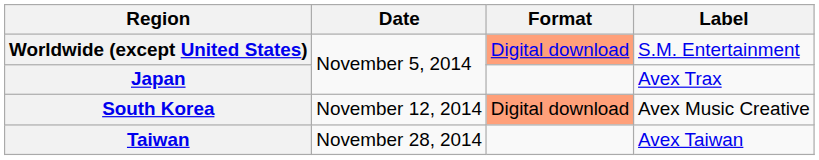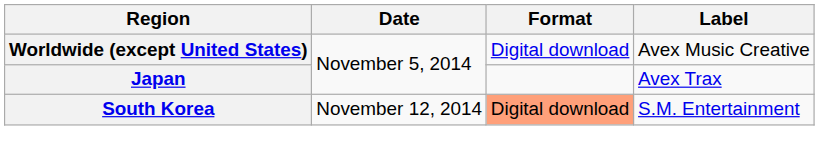(560, 49) lightsalmon background -> (560, 49) no background
(719, 49) S.M. Entertainment -> (724, 49) Avex Music Creative
(724, 109) Avex Music Creative -> (719, 109) S.M. Entertainment
- row: (158, 139)
